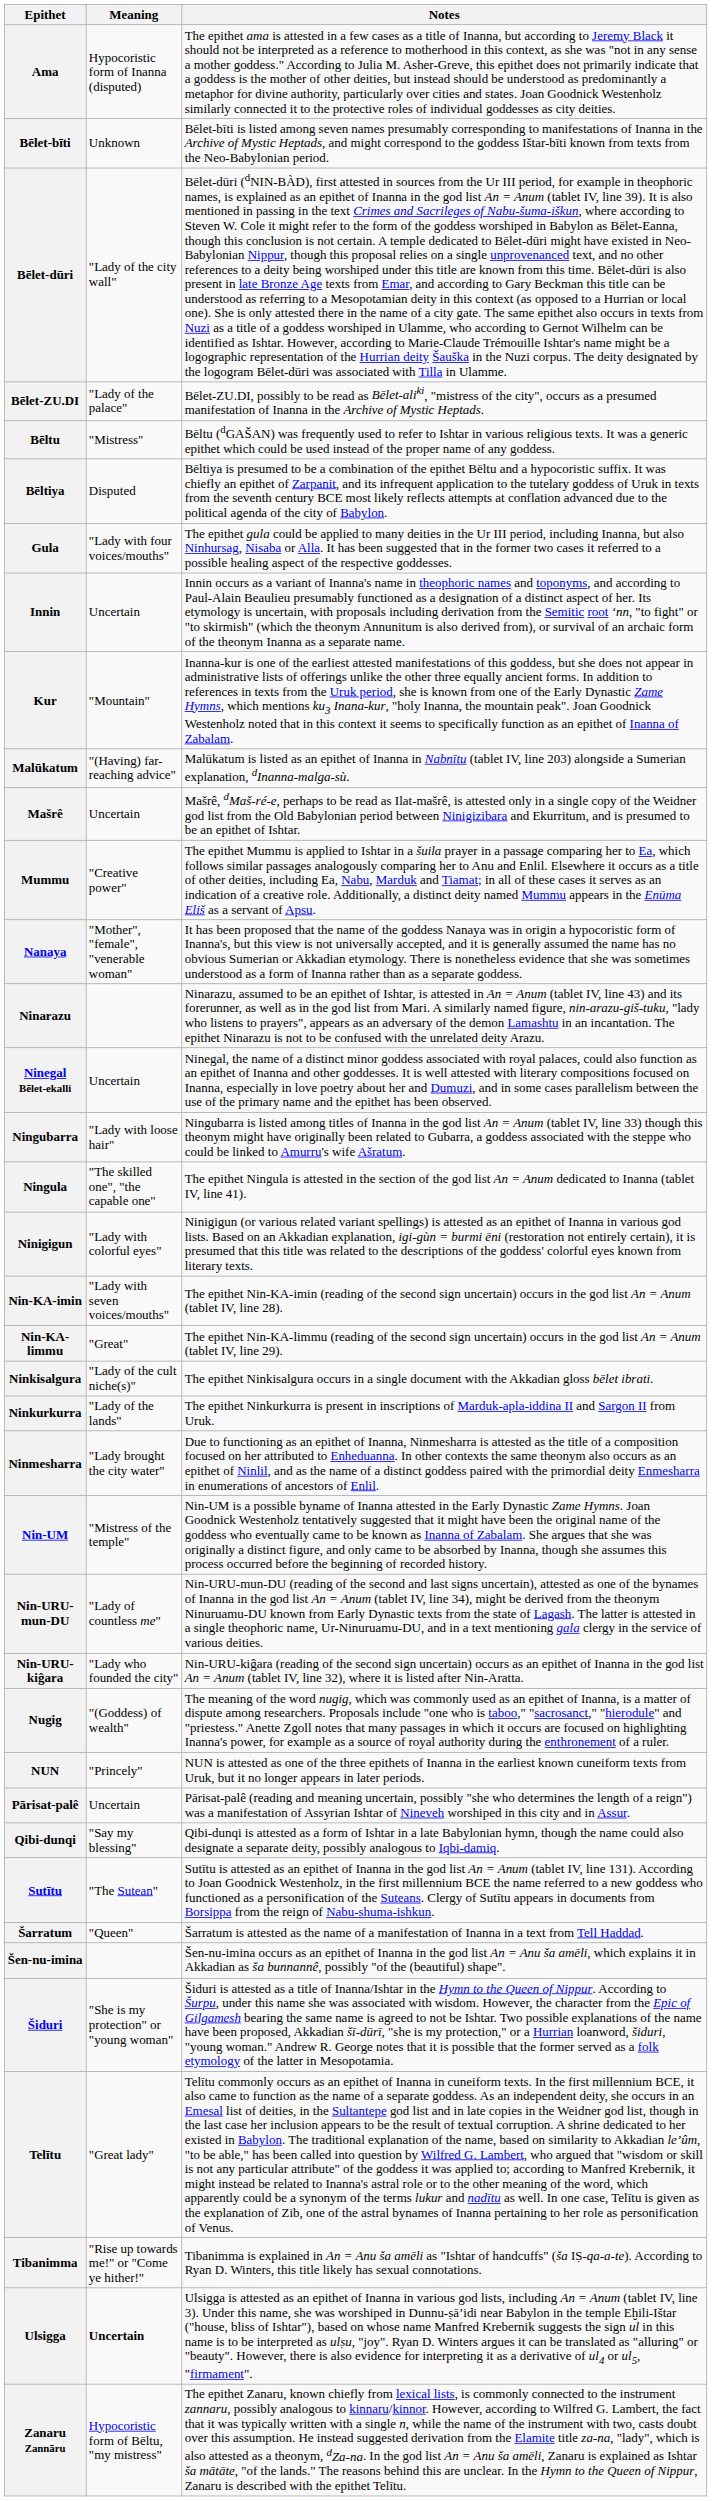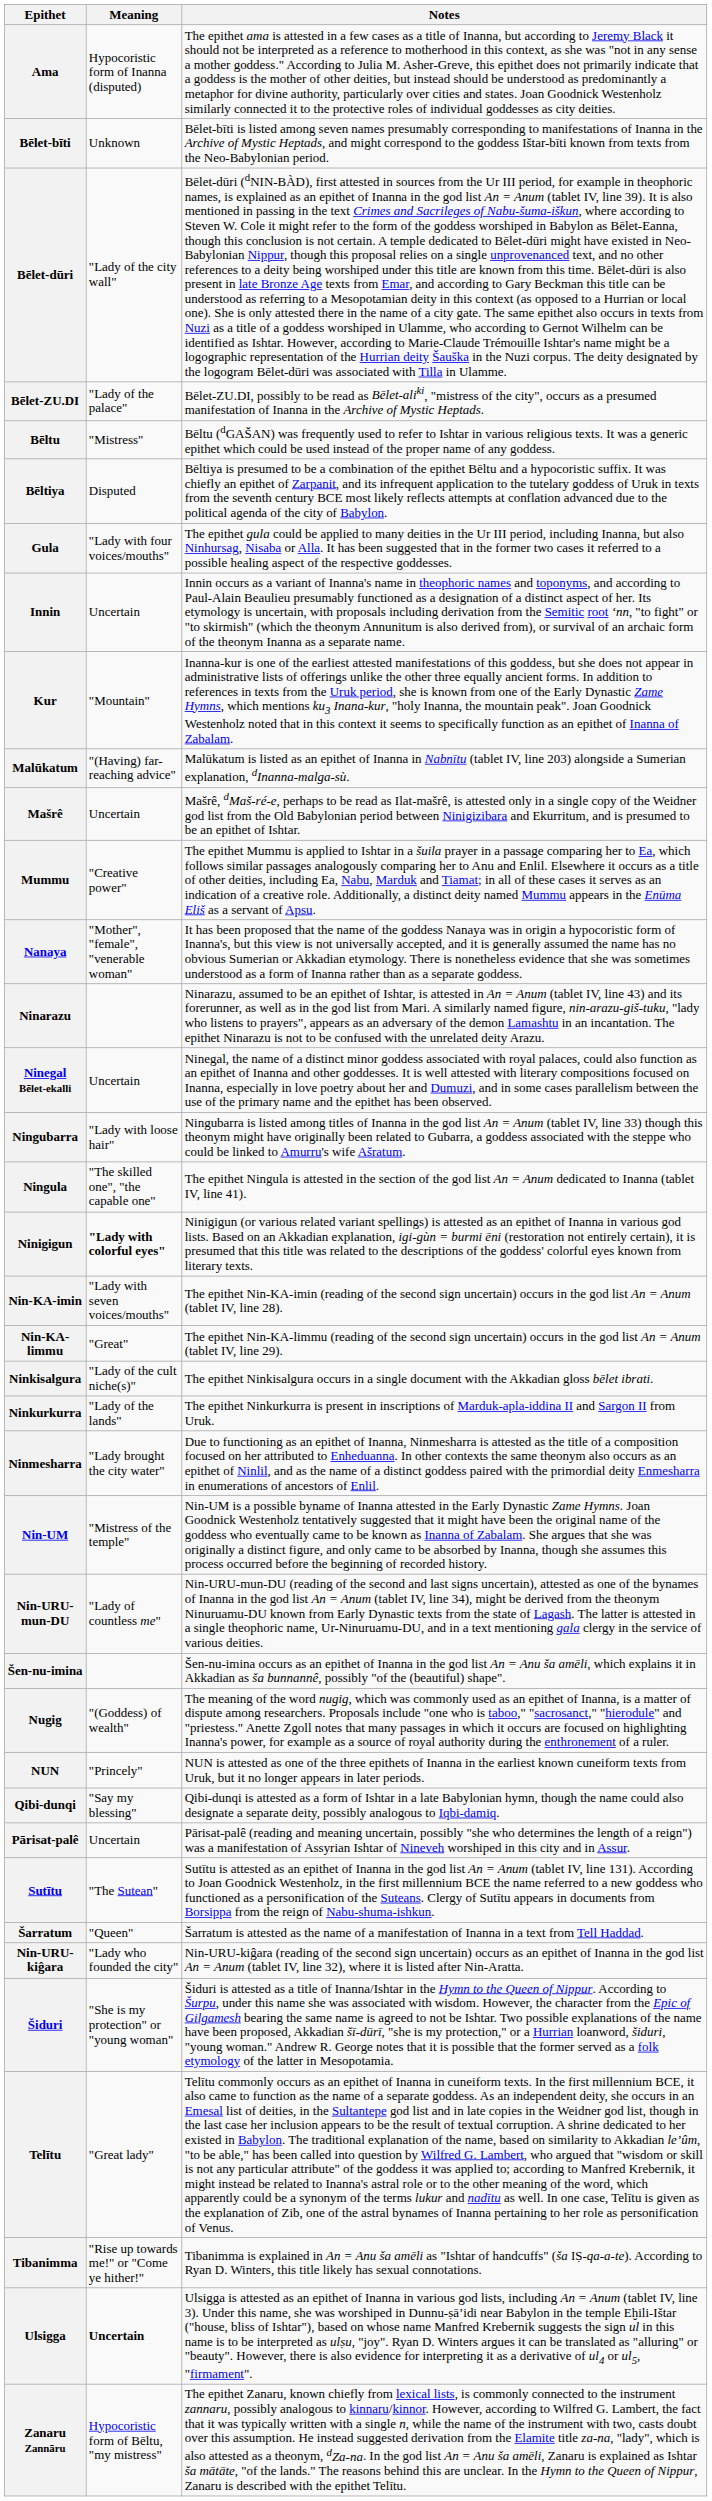(125, 1244) normal -> (127, 1244) bold
rows swapped: (45, 1670) <-> (45, 1960)
rows swapped: (45, 1805) <-> (45, 1840)
